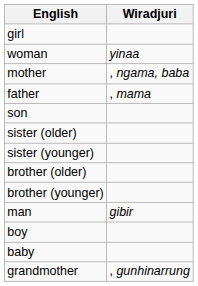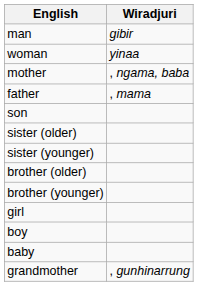rows swapped: (19, 212) <-> (16, 34)
